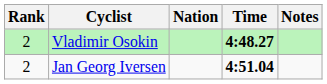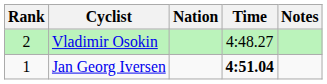(250, 41) bold -> (250, 41) normal
(26, 66) 2 -> (26, 66) 1
